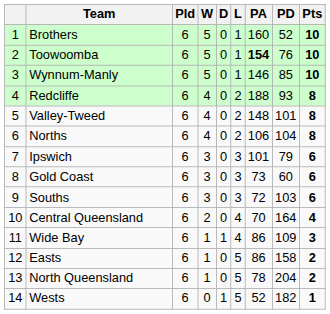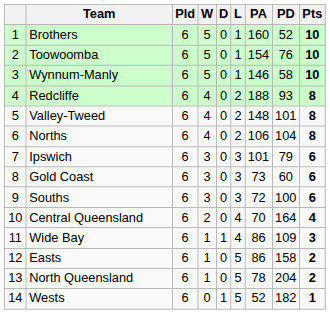(259, 55) bold -> (259, 55) normal
(286, 75) 85 -> (286, 75) 58
(286, 197) 103 -> (286, 197) 100
